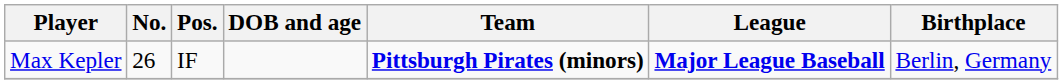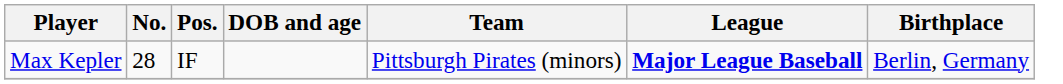(144, 59) 26 -> (144, 59) 28
(508, 59) bold -> (497, 59) normal
